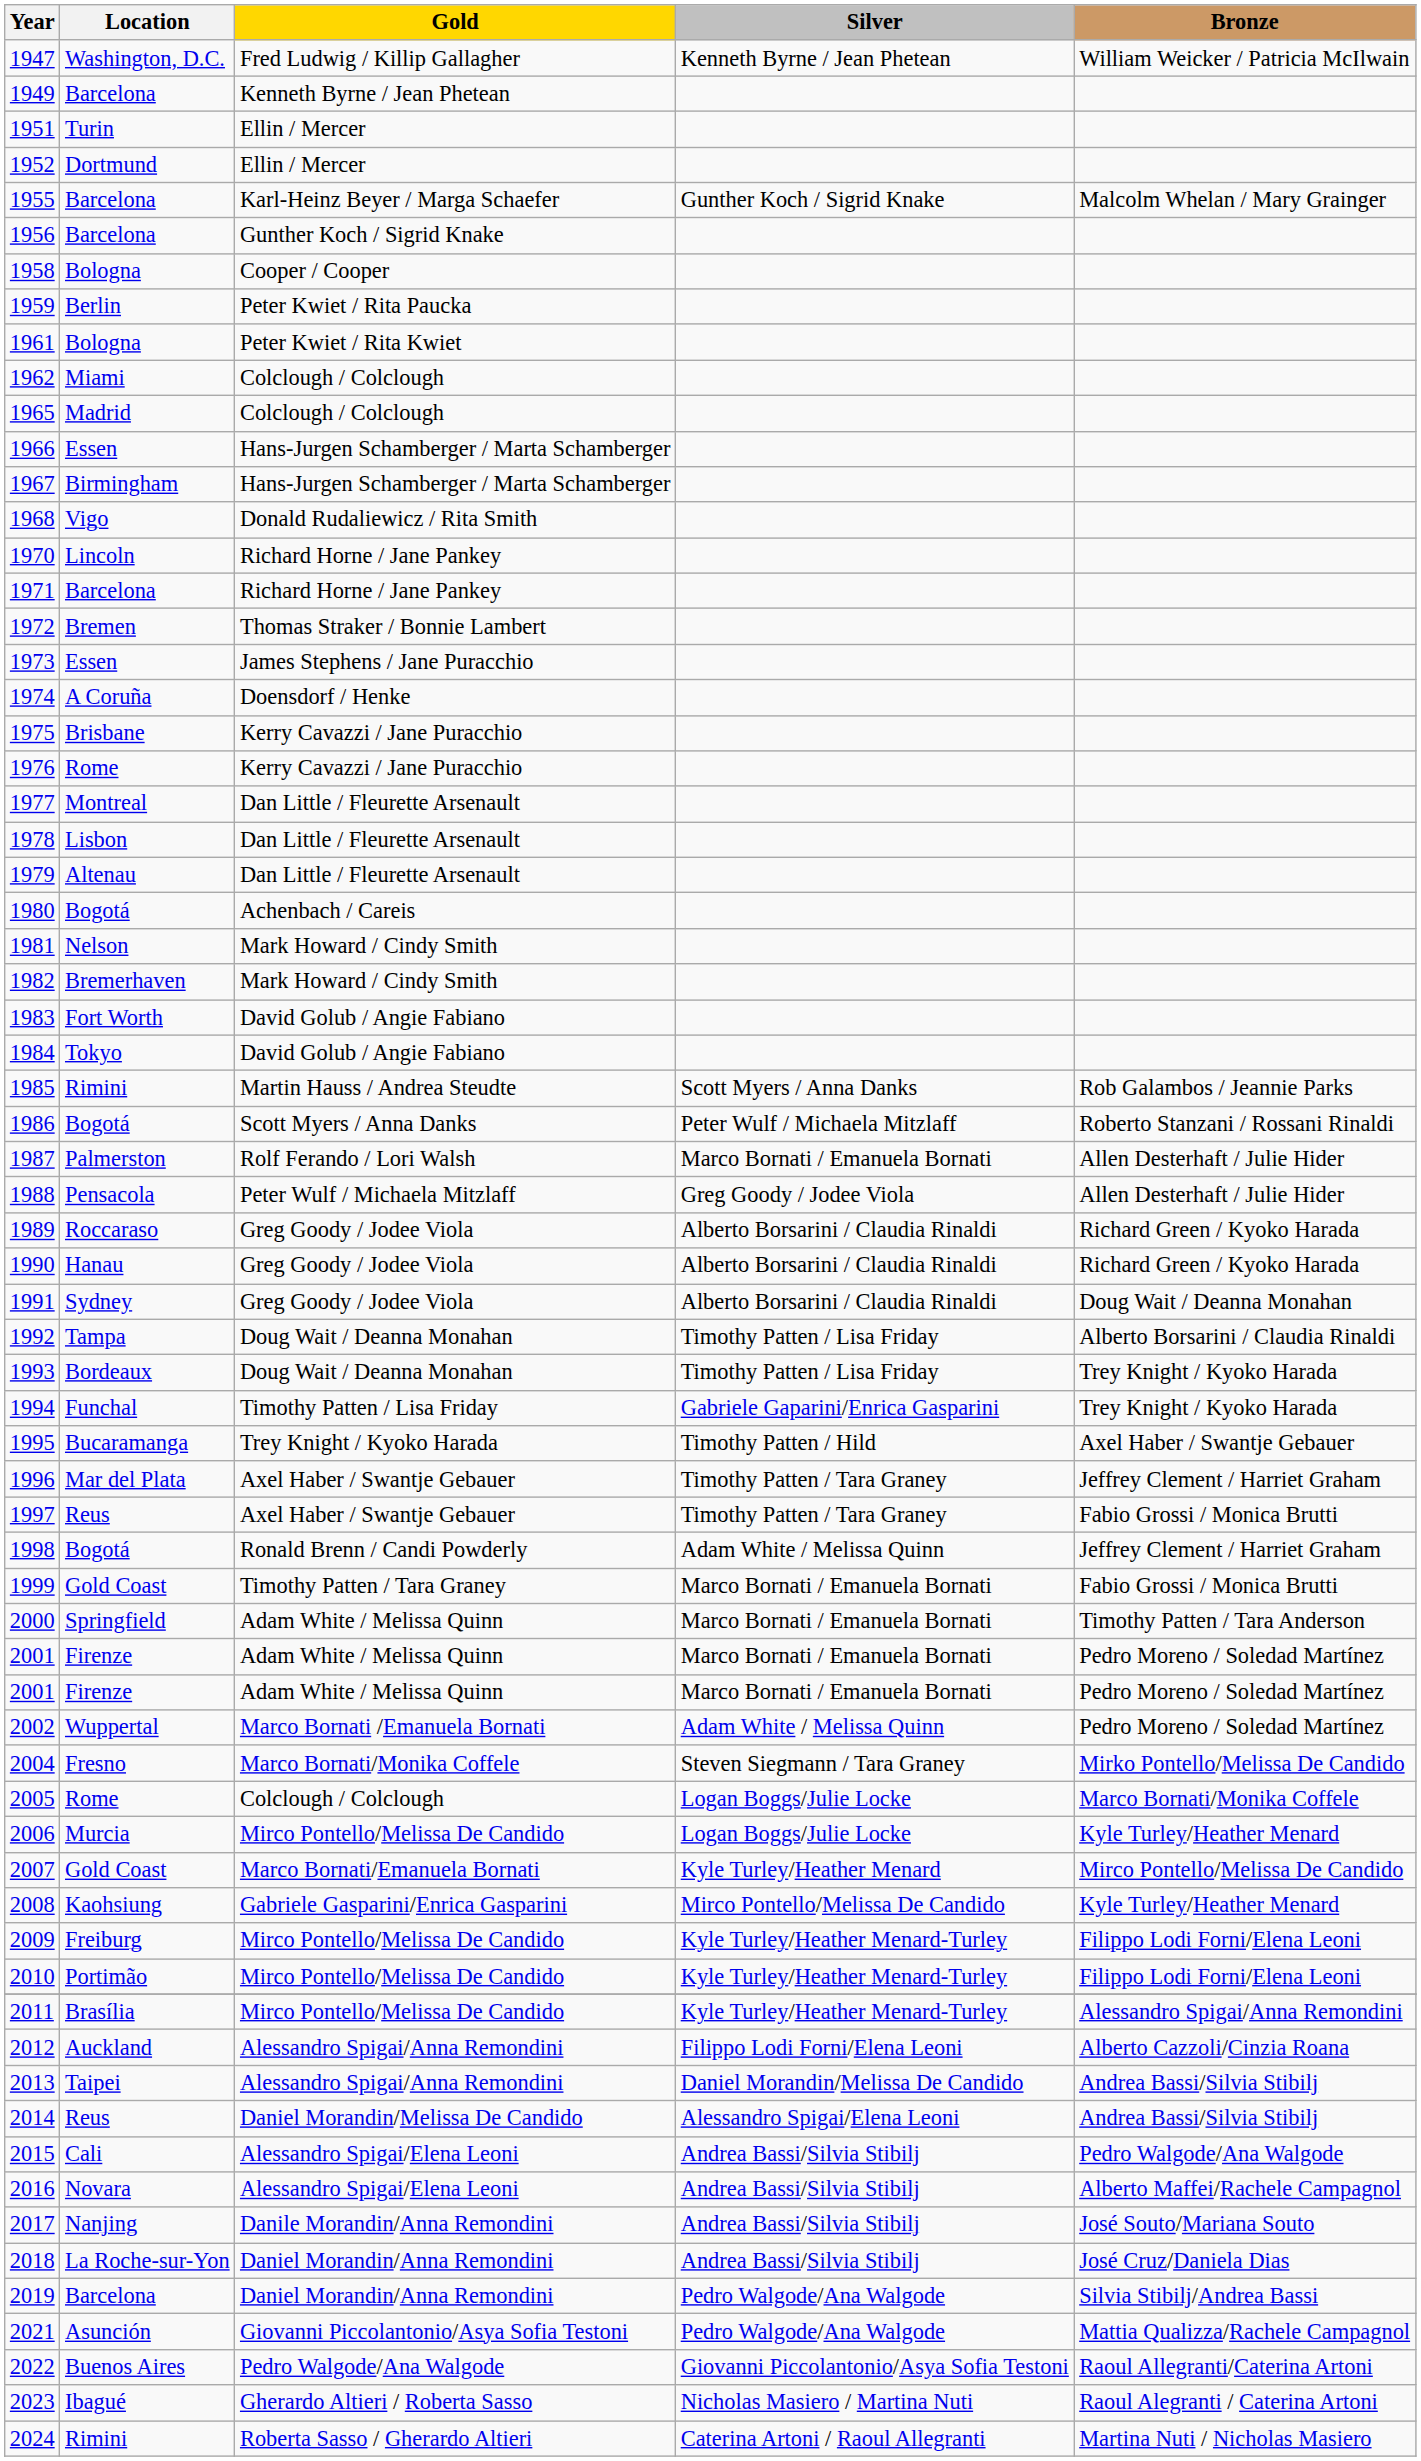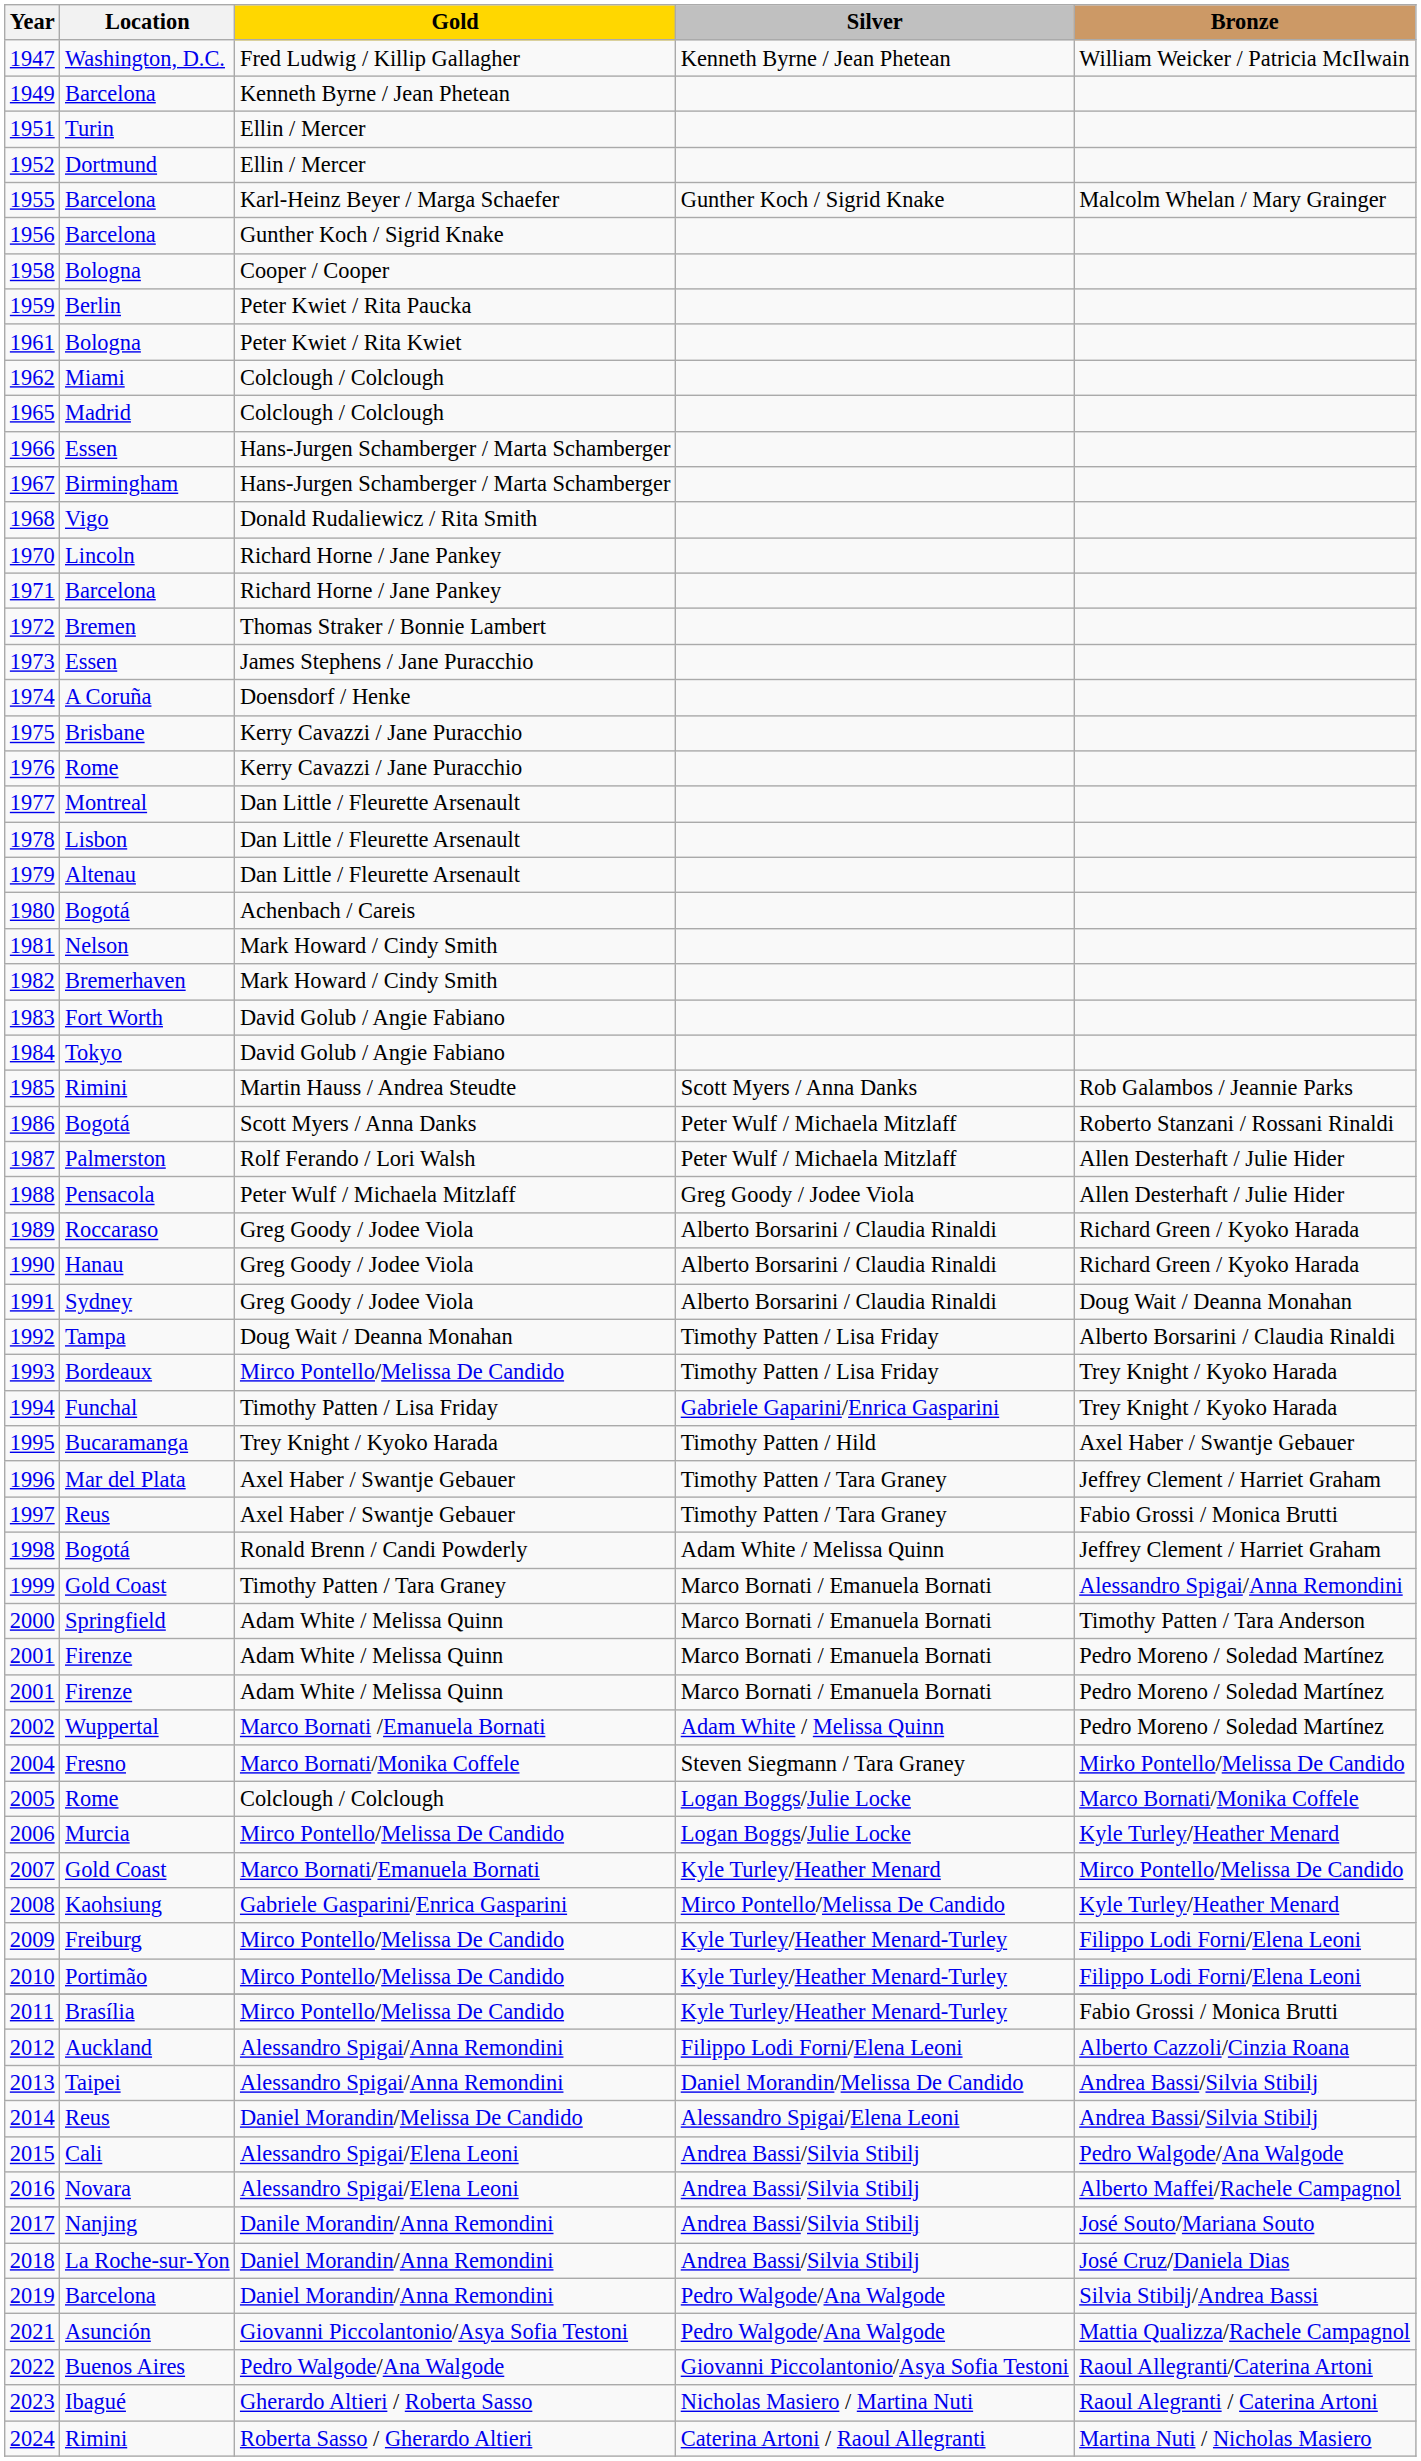(836, 1159) Marco Bornati / Emanuela Bornati -> (819, 1159) Peter Wulf / Michaela Mitzlaff
(376, 1372) Doug Wait / Deanna Monahan -> (402, 1372) Mirco Pontello/Melissa De Candido
(1209, 1585) Fabio Grossi / Monica Brutti -> (1241, 1585) Alessandro Spigai/Anna Remondini
(1241, 2011) Alessandro Spigai/Anna Remondini -> (1209, 2011) Fabio Grossi / Monica Brutti
